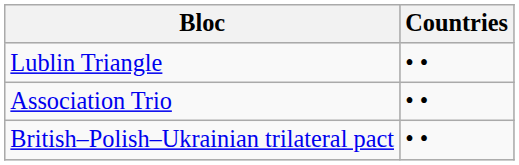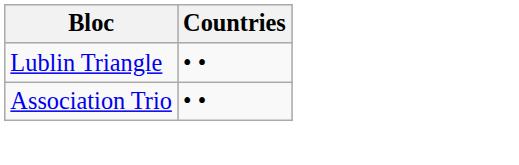- row: (202, 139)
